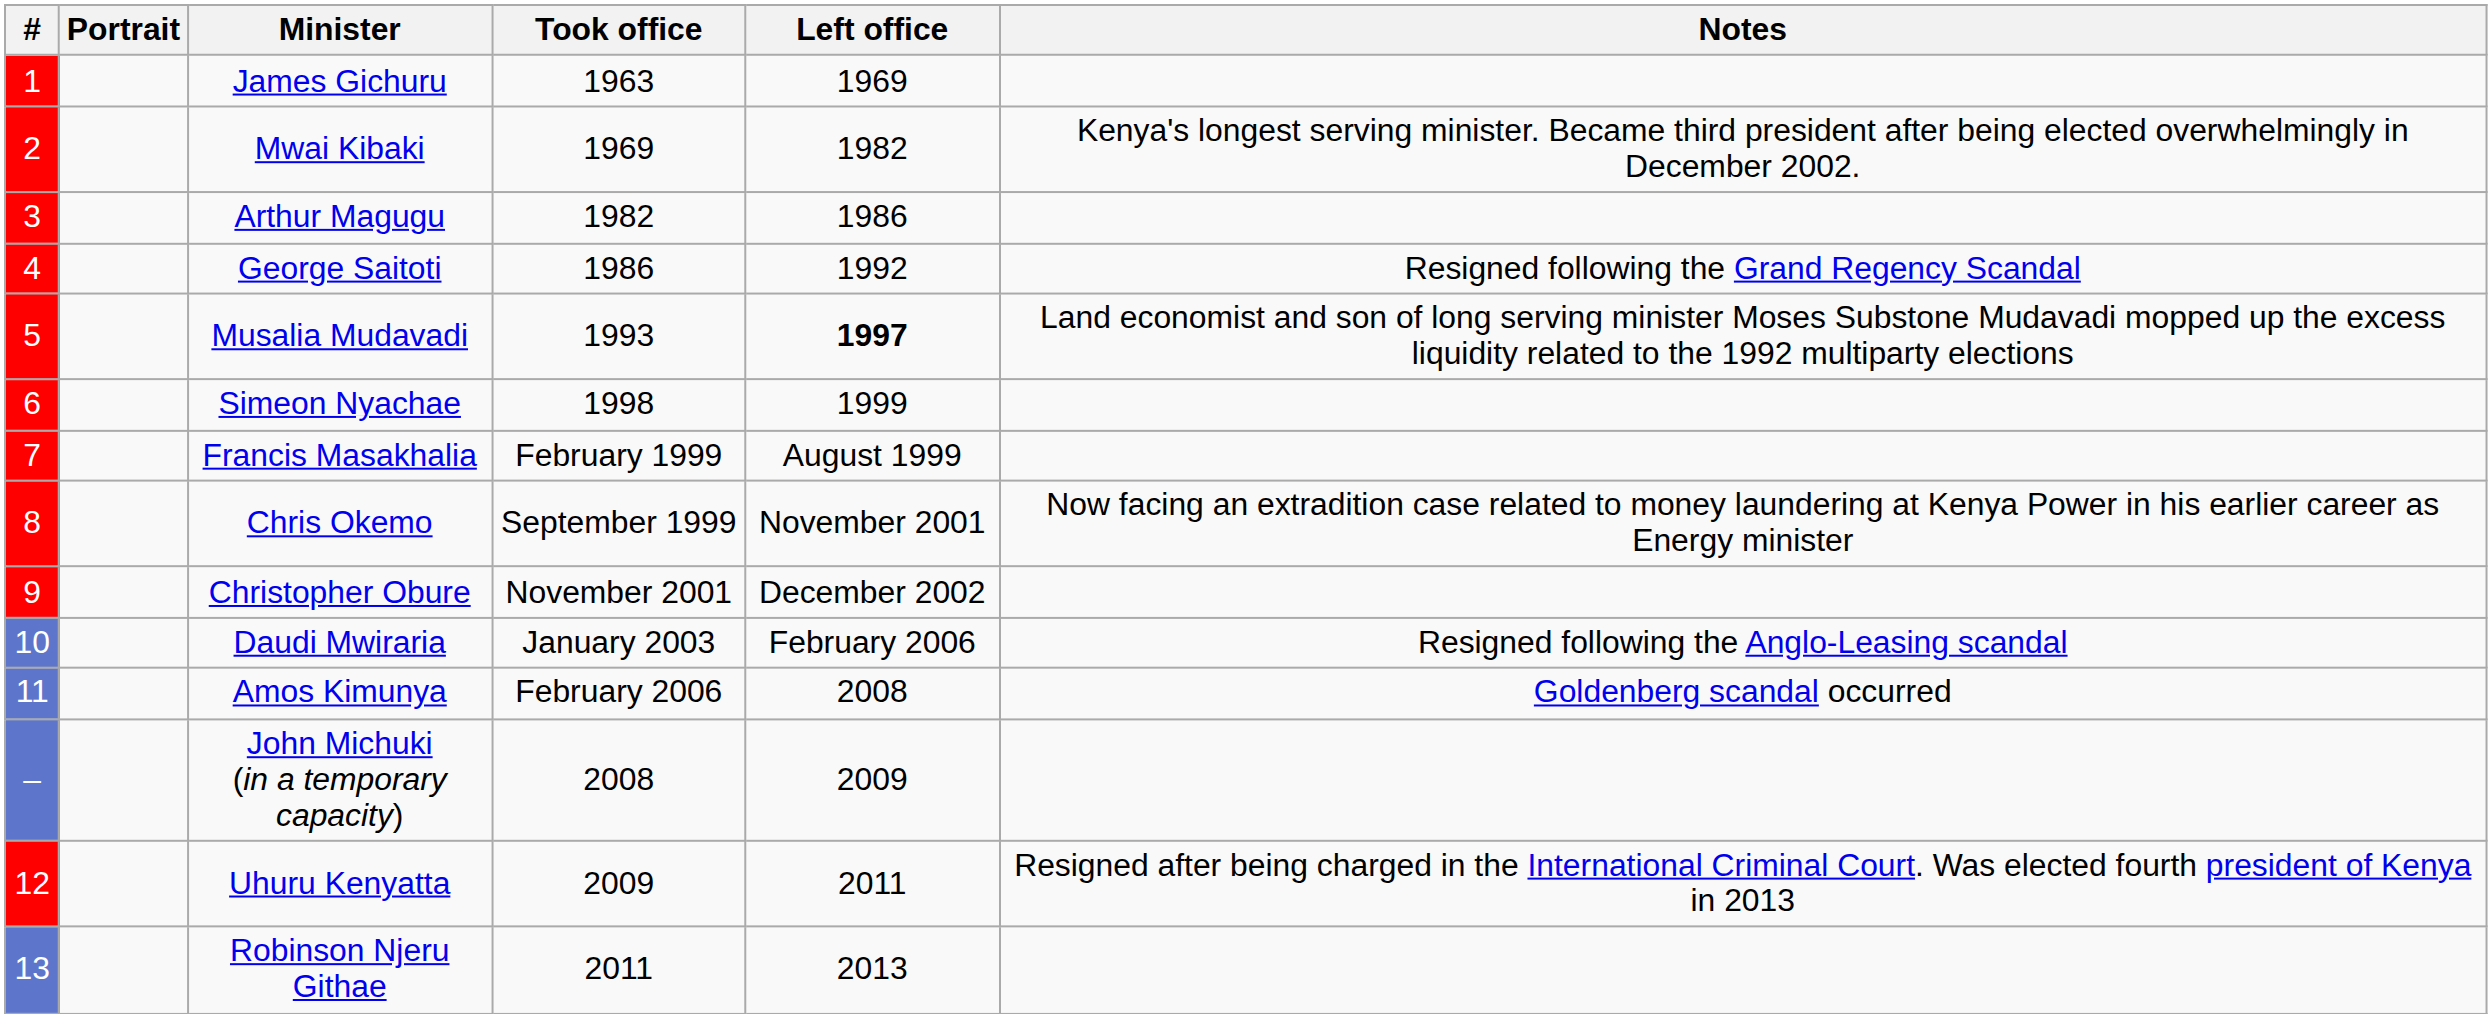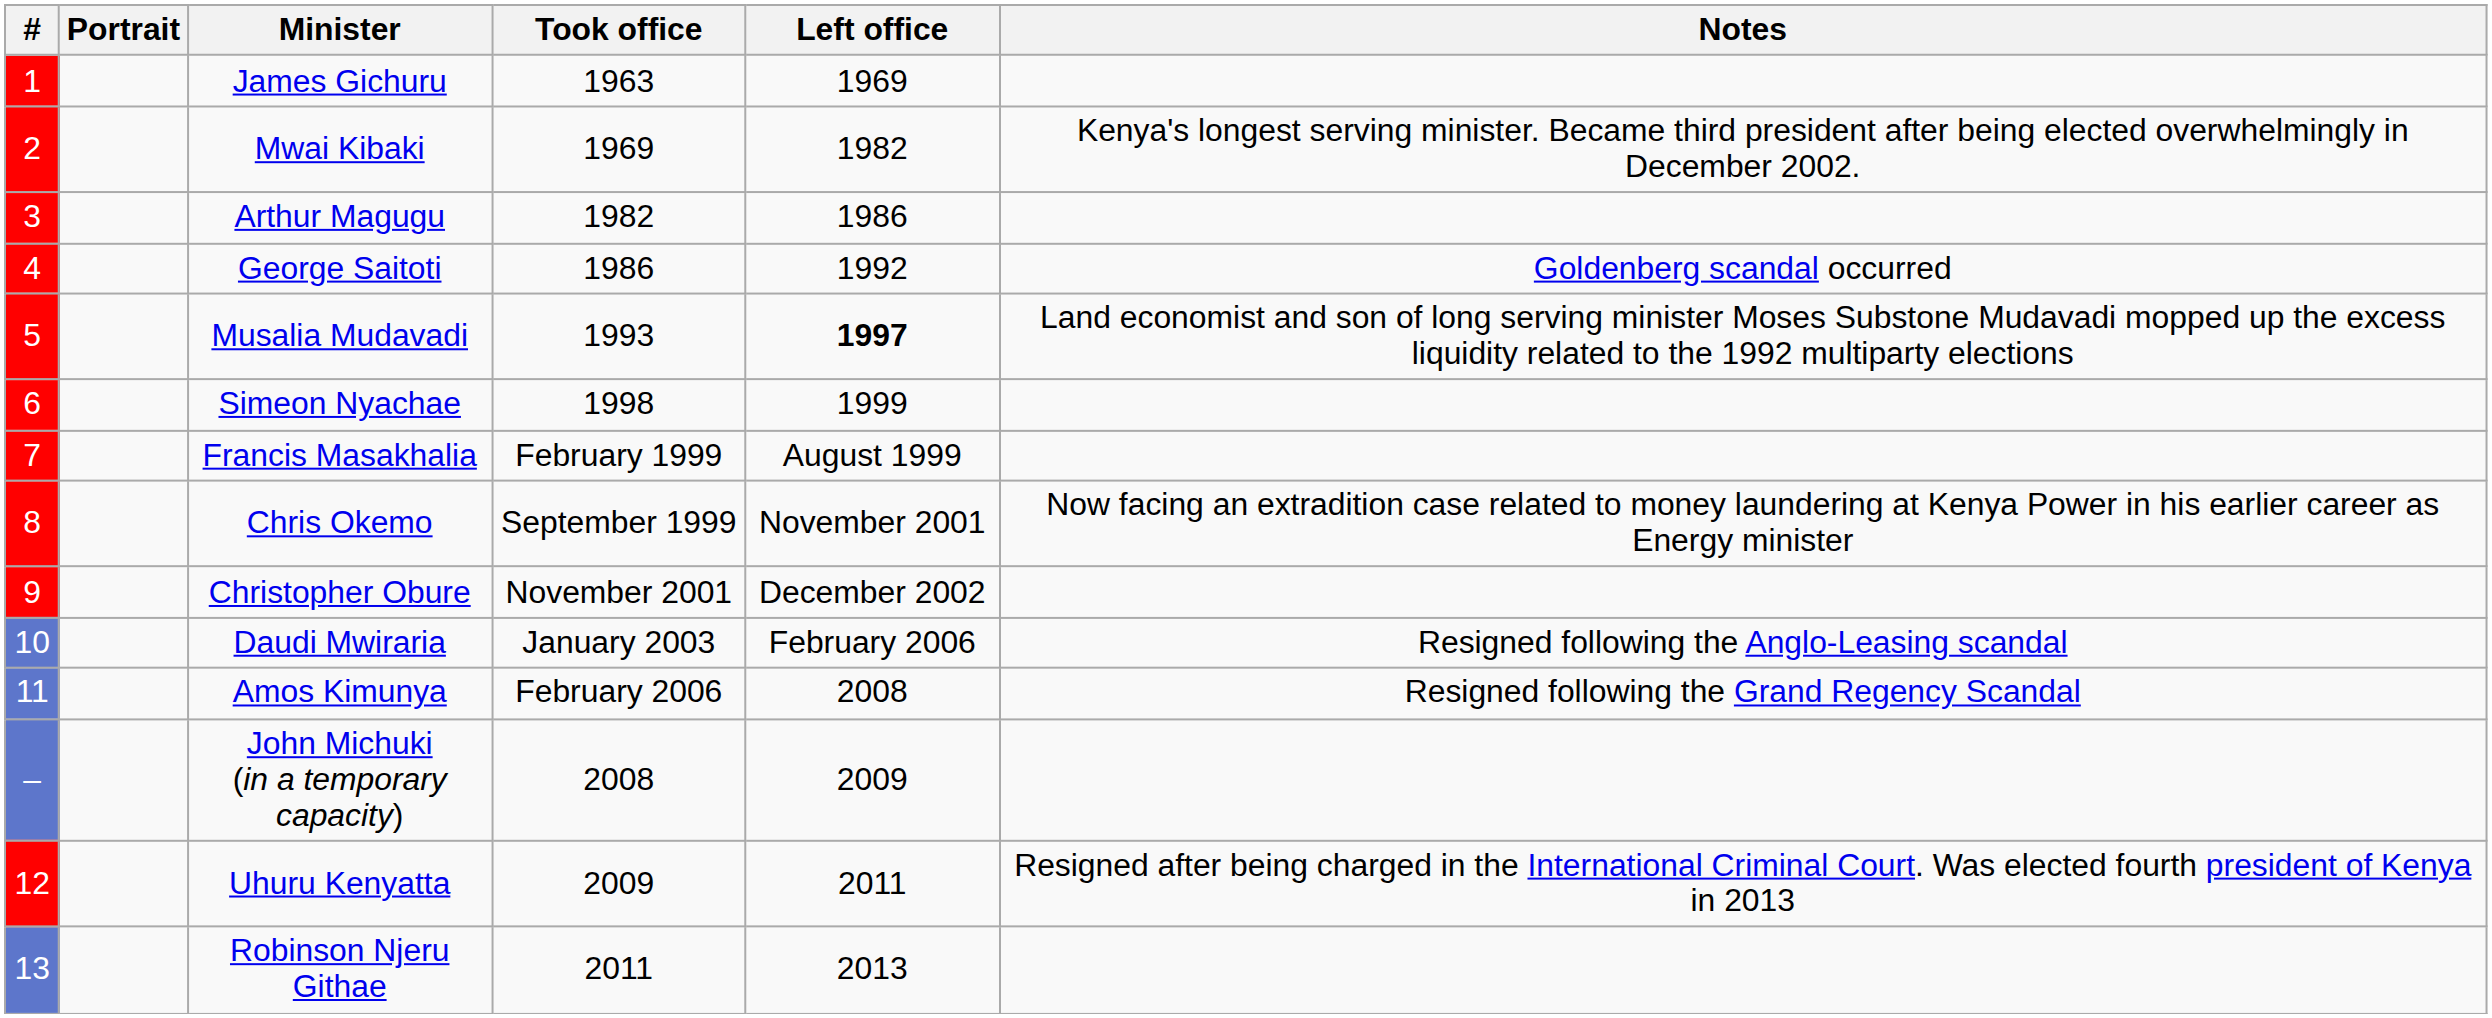(1743, 267) Resigned following the Grand Regency Scandal -> (1743, 267) Goldenberg scandal occurred
(1743, 692) Goldenberg scandal occurred -> (1743, 692) Resigned following the Grand Regency Scandal
